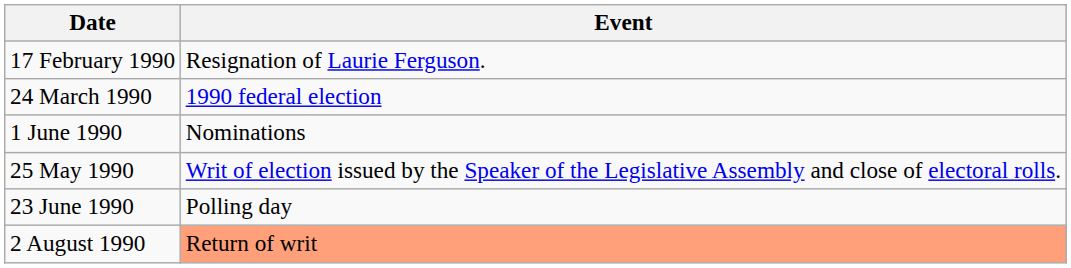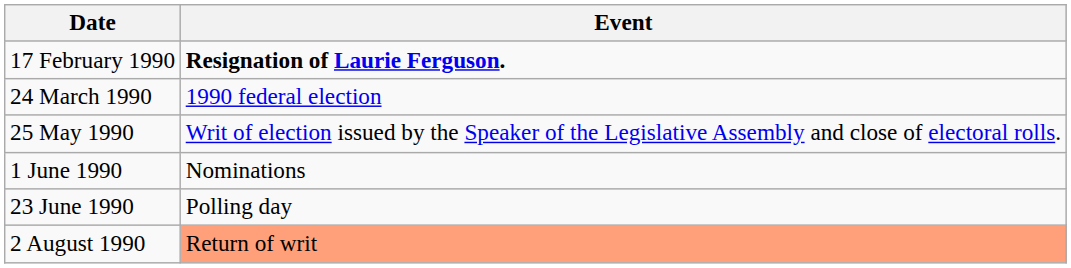(336, 59) normal -> (346, 59) bold
rows swapped: (72, 170) <-> (66, 133)
